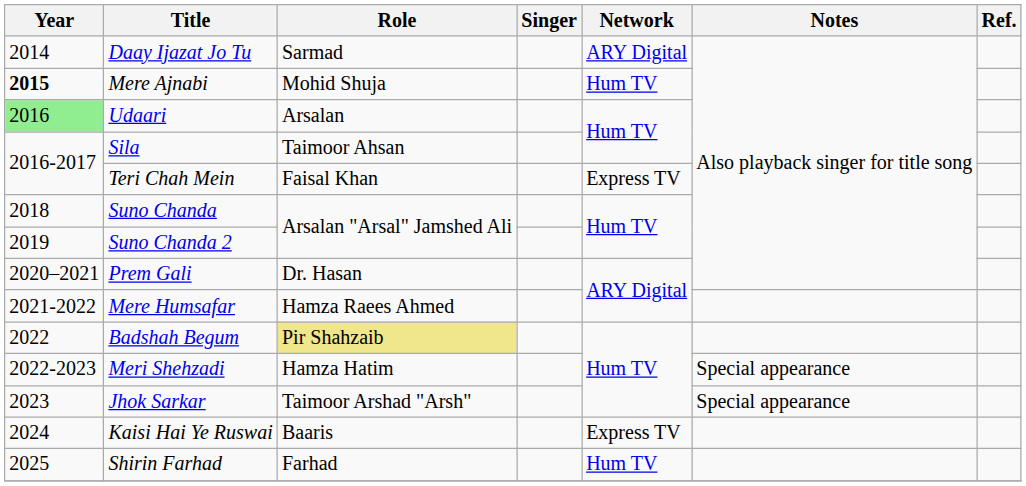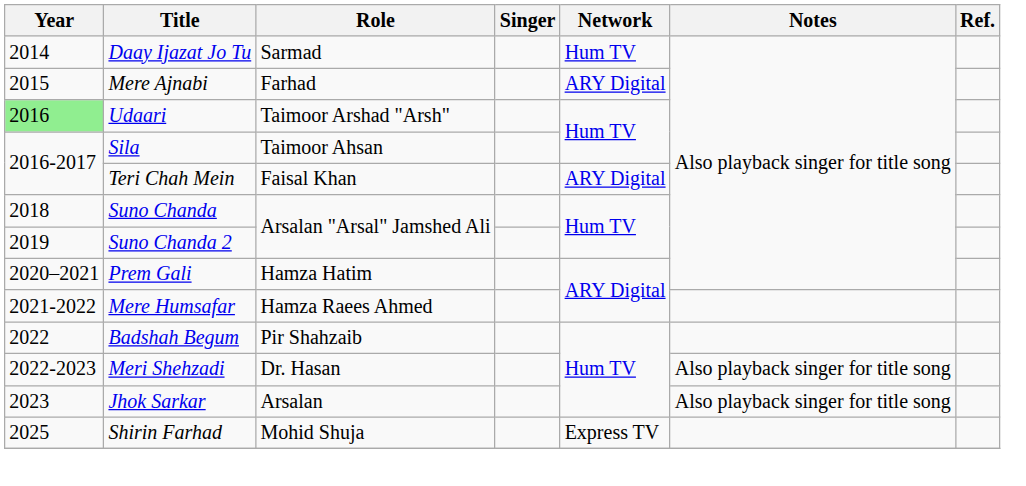(637, 52) ARY Digital -> (600, 52) Hum TV
(29, 83) bold -> (29, 83) normal
(334, 83) Mohid Shuja -> (288, 83) Farhad
(622, 83) Hum TV -> (615, 83) ARY Digital
(313, 115) Arsalan -> (355, 115) Taimoor Arshad "Arsh"
(633, 178) Express TV -> (615, 178) ARY Digital
(322, 274) Dr. Hasan -> (316, 274) Hamza Hatim
(333, 337) khaki background -> (311, 337) no background
(338, 369) Hamza Hatim -> (300, 369) Dr. Hasan
(773, 369) Special appearance -> (813, 369) Also playback singer for title song
(377, 400) Taimoor Arshad "Arsh" -> (292, 400) Arsalan
(773, 400) Special appearance -> (813, 400) Also playback singer for title song
- row: (191, 432)
(310, 464) Farhad -> (312, 432) Mohid Shuja
(622, 464) Hum TV -> (612, 432) Express TV
